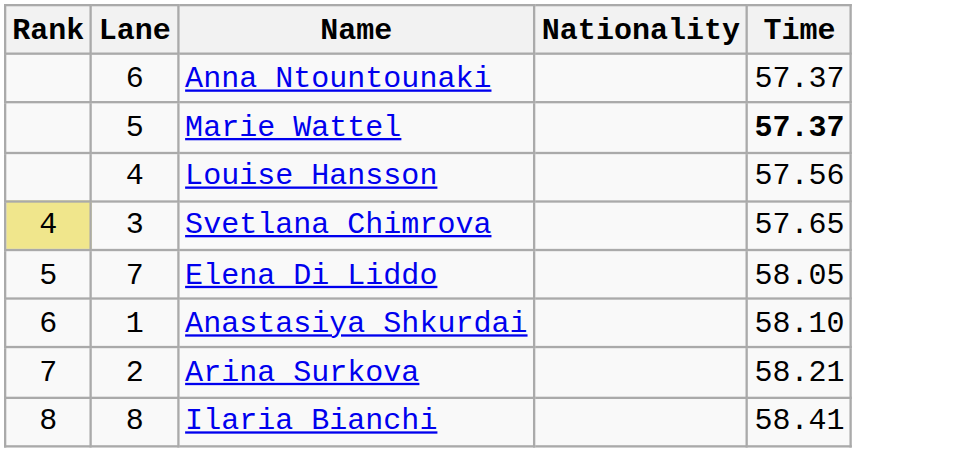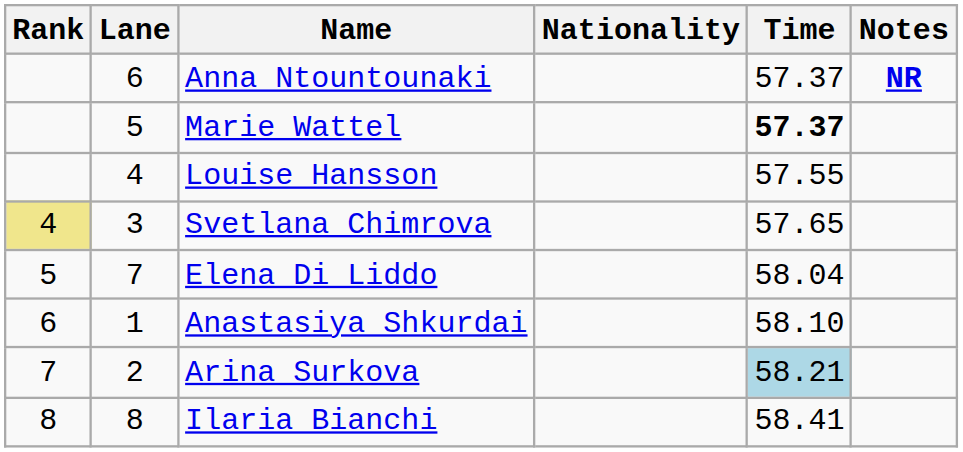+ column: (904, 30)
(799, 176) 57.56 -> (799, 176) 57.55
(799, 274) 58.05 -> (799, 274) 58.04
(799, 372) no background -> (799, 372) lightblue background
